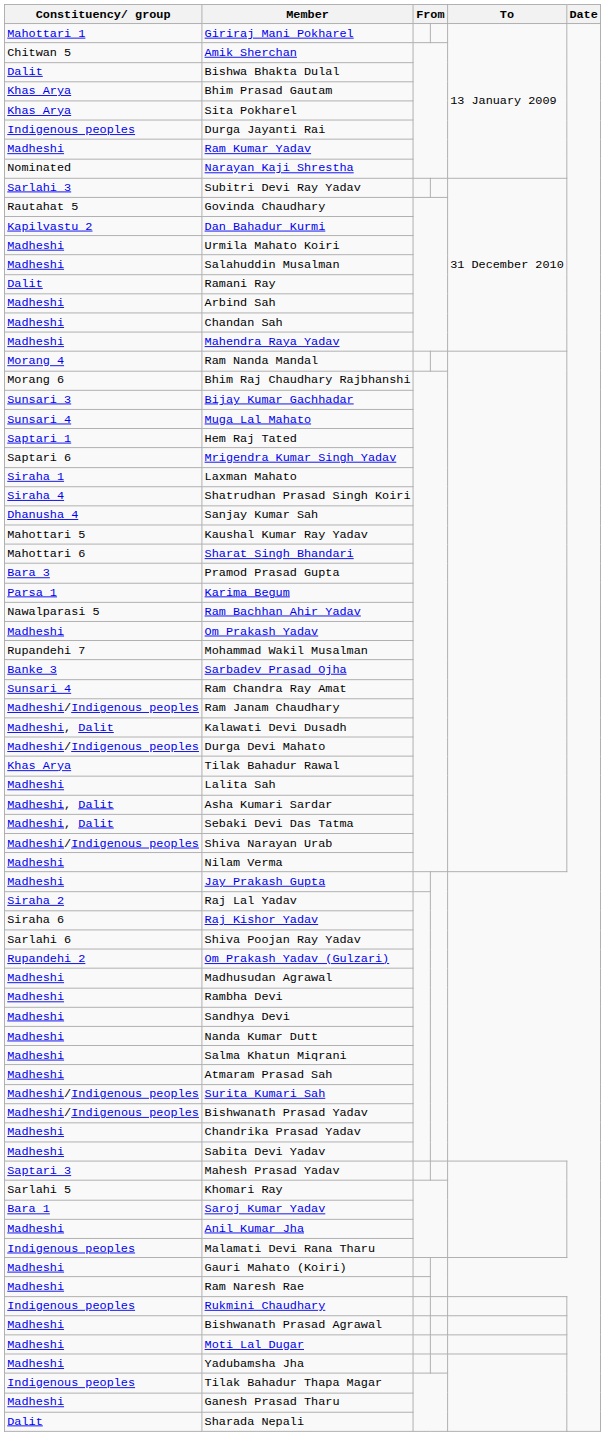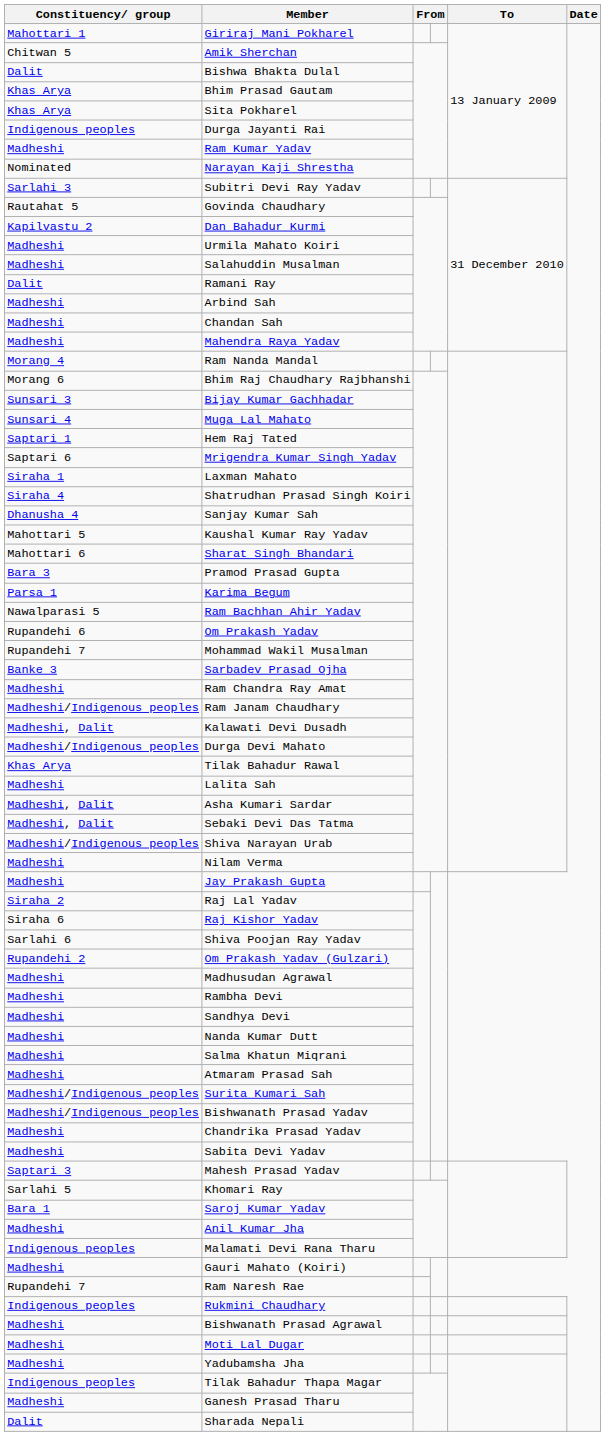(36, 631) Madheshi -> (46, 631) Rupandehi 6
(39, 689) Sunsari 4 -> (36, 689) Madheshi
(36, 1287) Madheshi -> (46, 1287) Rupandehi 7
